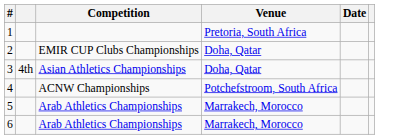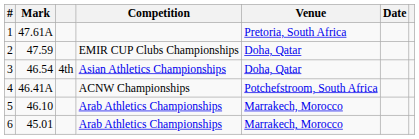+ column: (36, 13)
